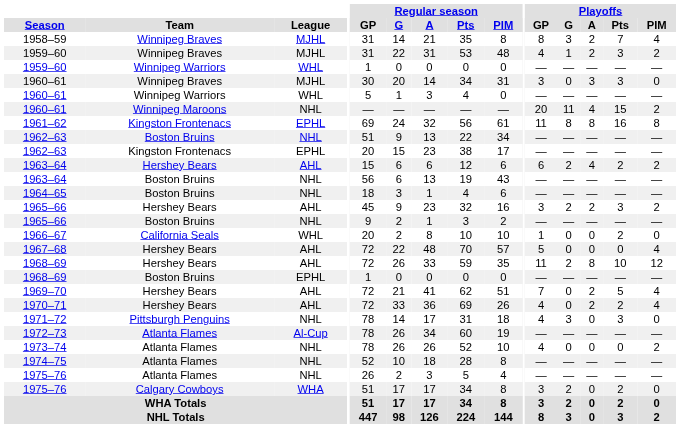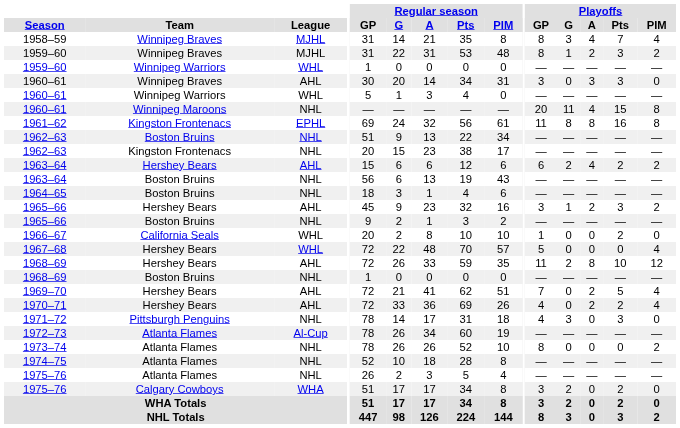(592, 39) 2 -> (592, 39) 4
(541, 53) 4 -> (541, 53) 8
(311, 81) MJHL -> (311, 81) AHL
(657, 109) 2 -> (657, 109) 8
(311, 151) EPHL -> (311, 151) NHL
(569, 207) 2 -> (569, 207) 1
(311, 249) AHL -> (311, 249) WHL
(311, 277) EPHL -> (311, 277) NHL
(541, 347) 4 -> (541, 347) 8
